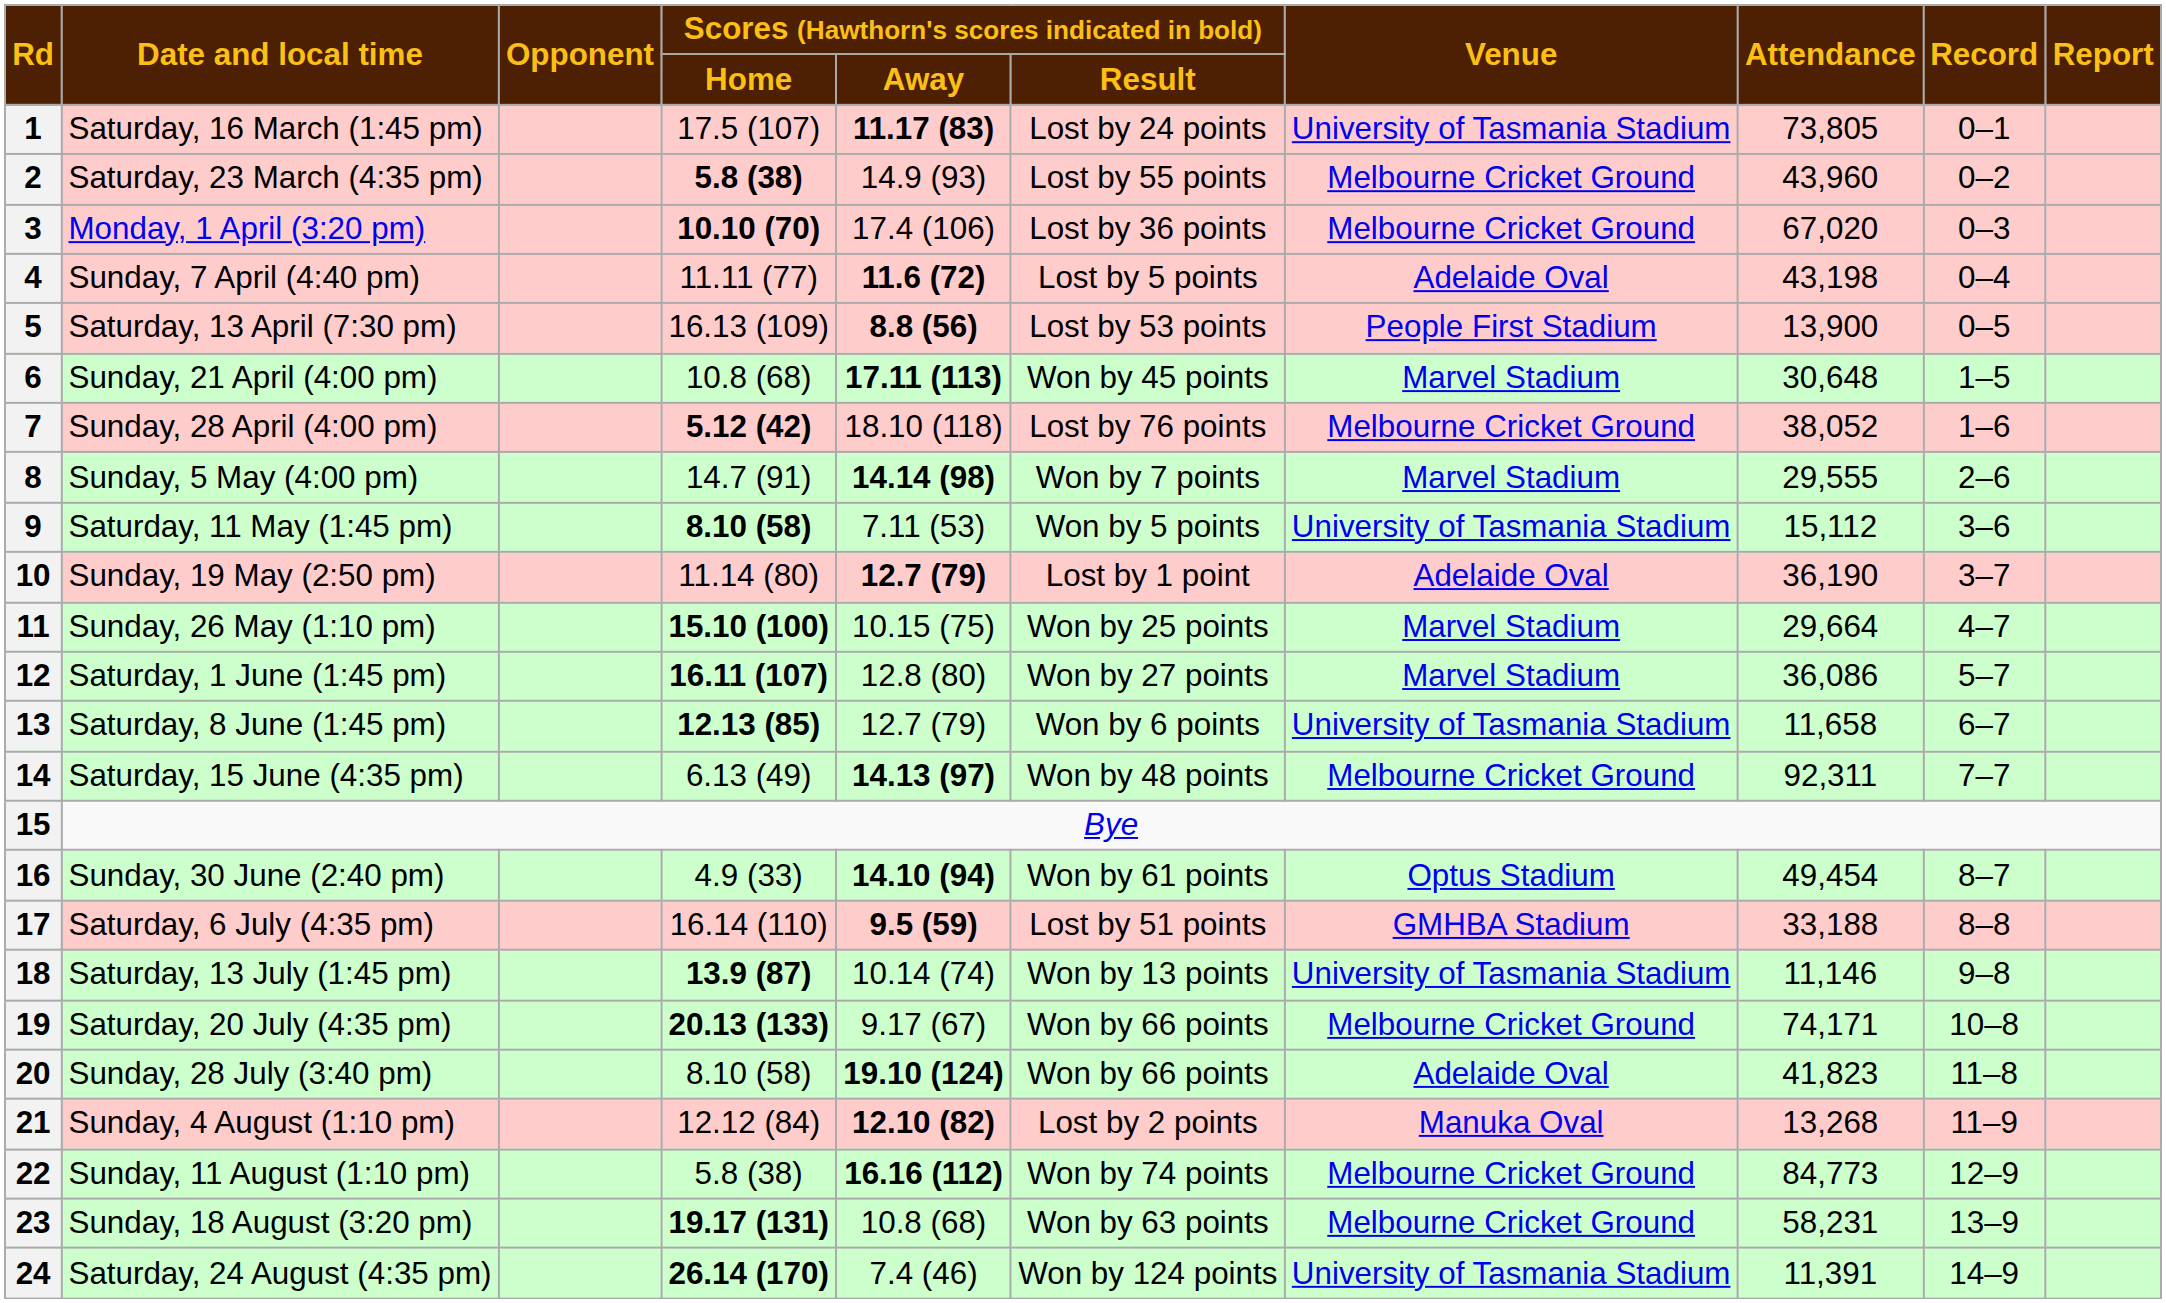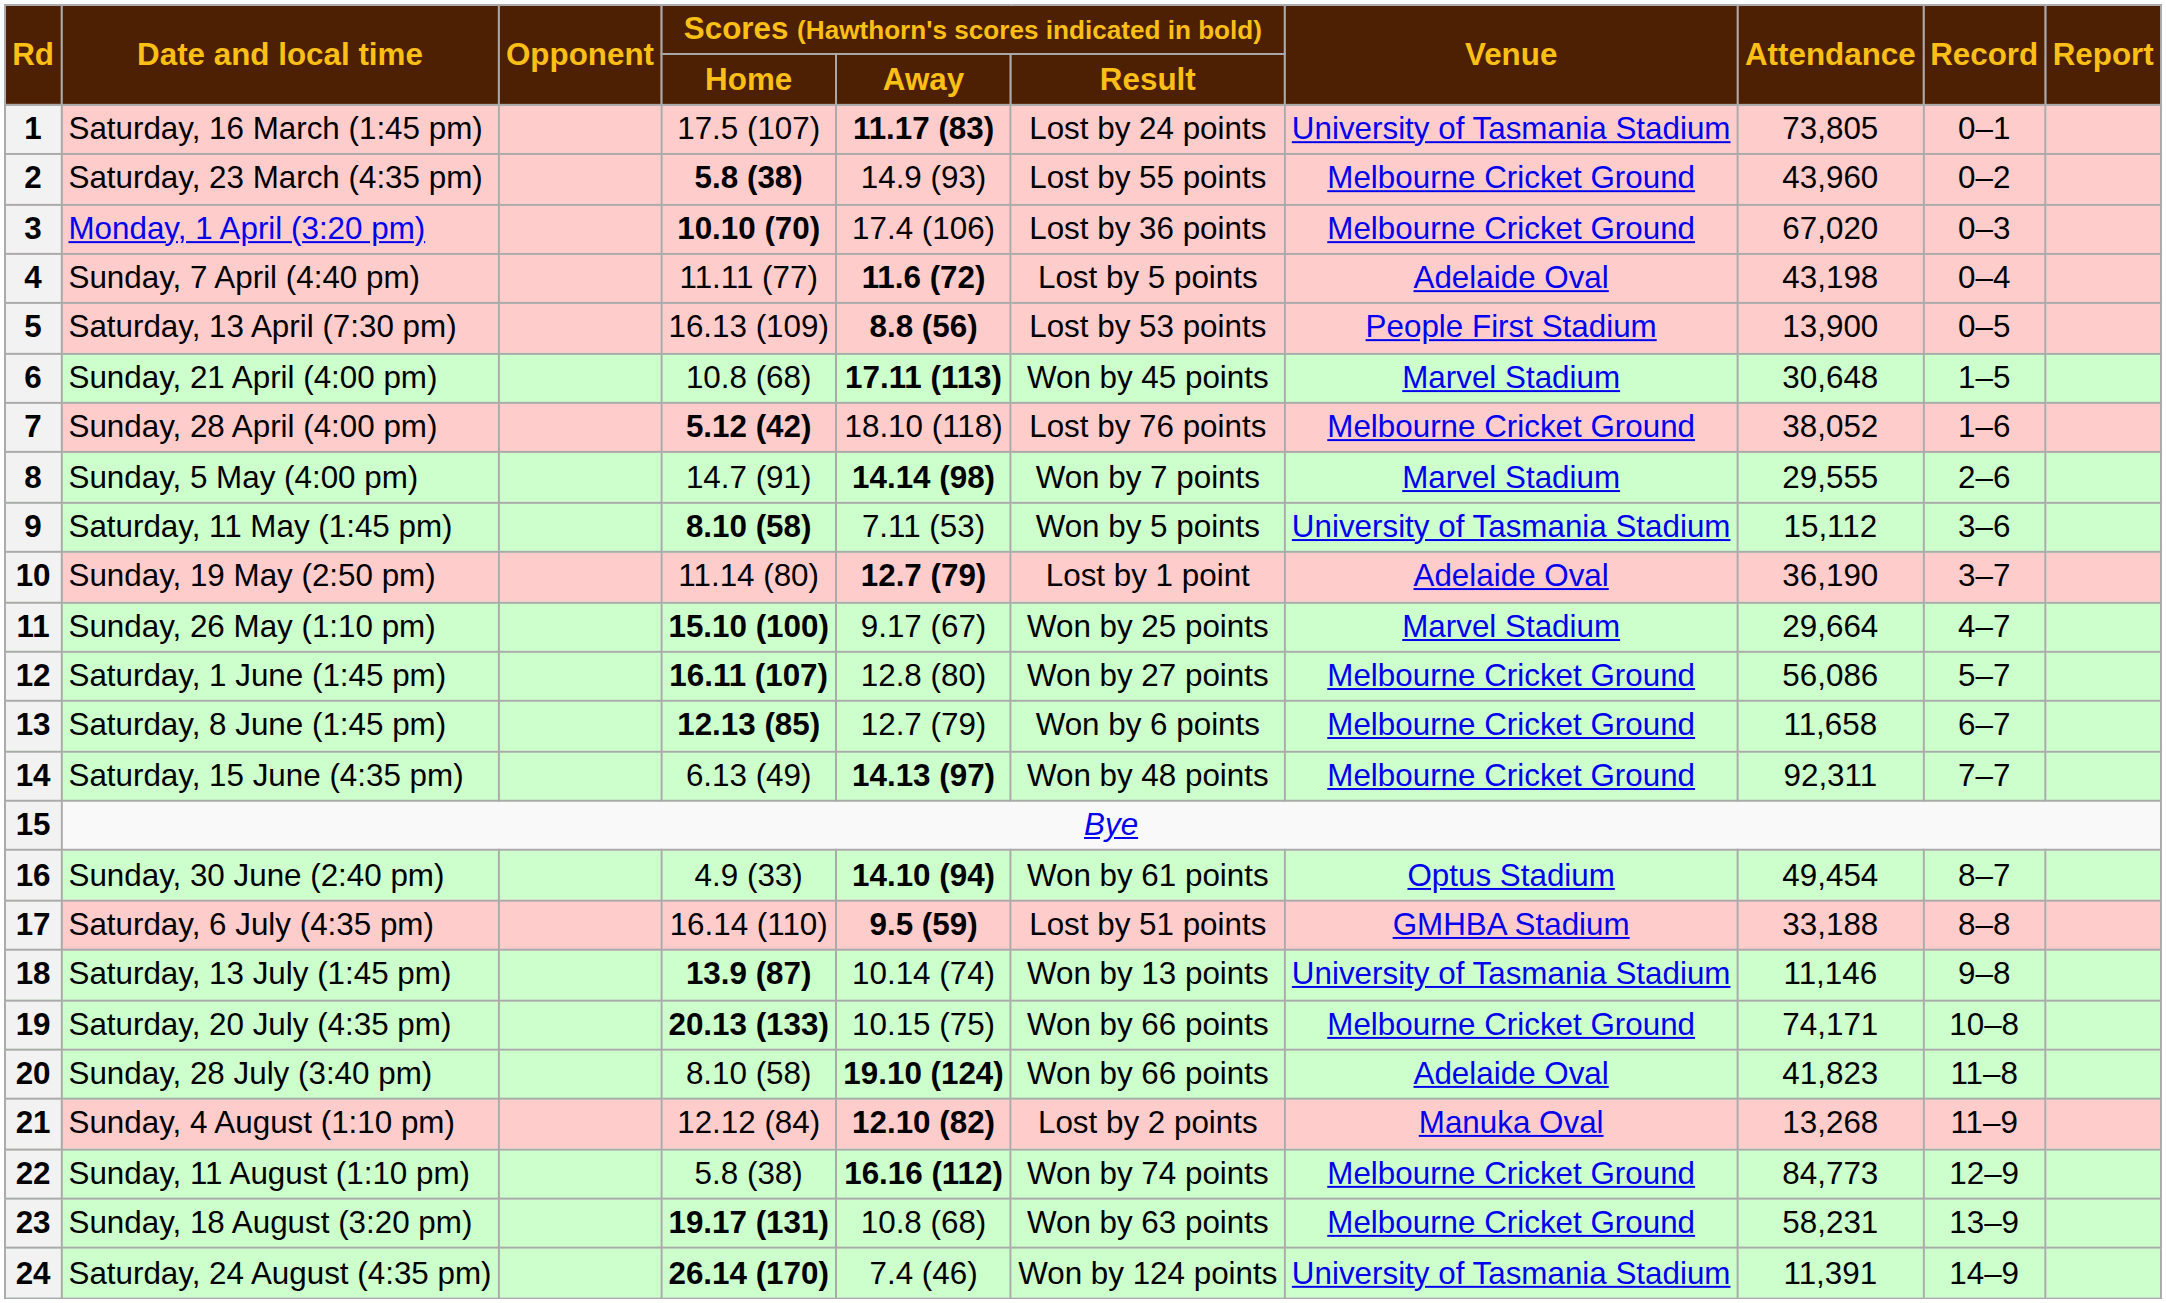(924, 626) 10.15 (75) -> (924, 626) 9.17 (67)
(1511, 675) Marvel Stadium -> (1511, 675) Melbourne Cricket Ground
(1830, 675) 36,086 -> (1830, 675) 56,086
(1511, 725) University of Tasmania Stadium -> (1511, 725) Melbourne Cricket Ground
(924, 1024) 9.17 (67) -> (924, 1024) 10.15 (75)
